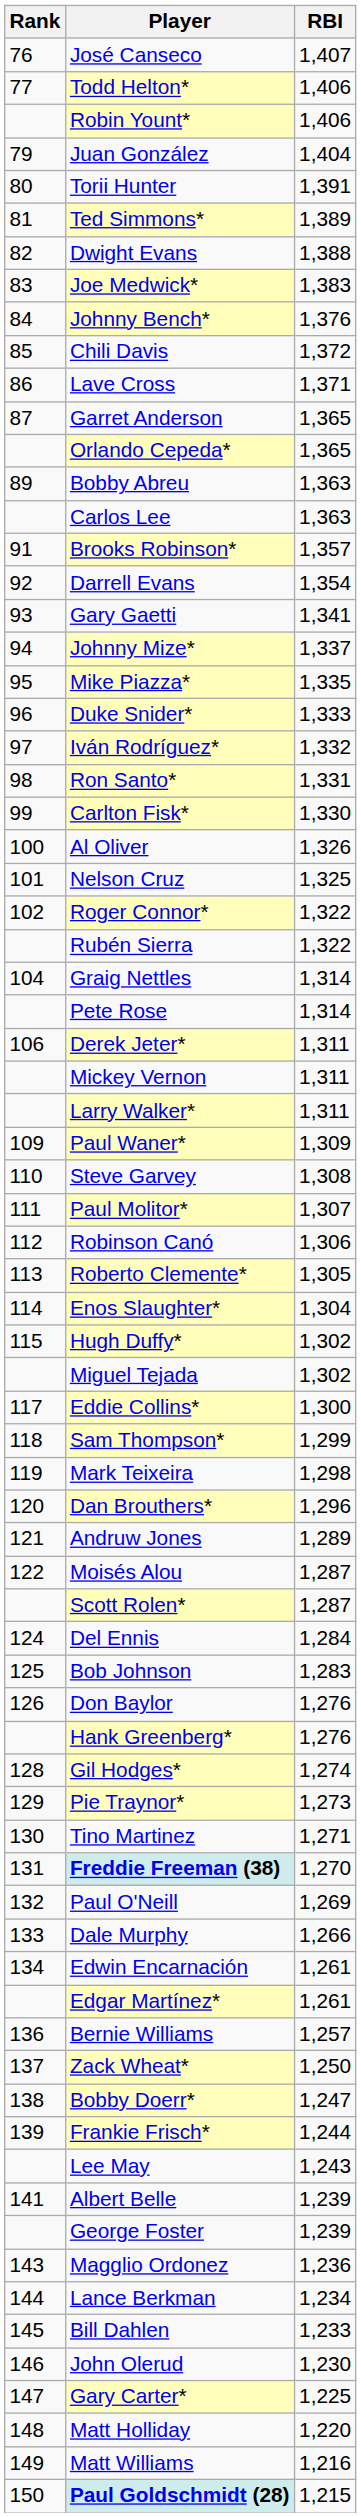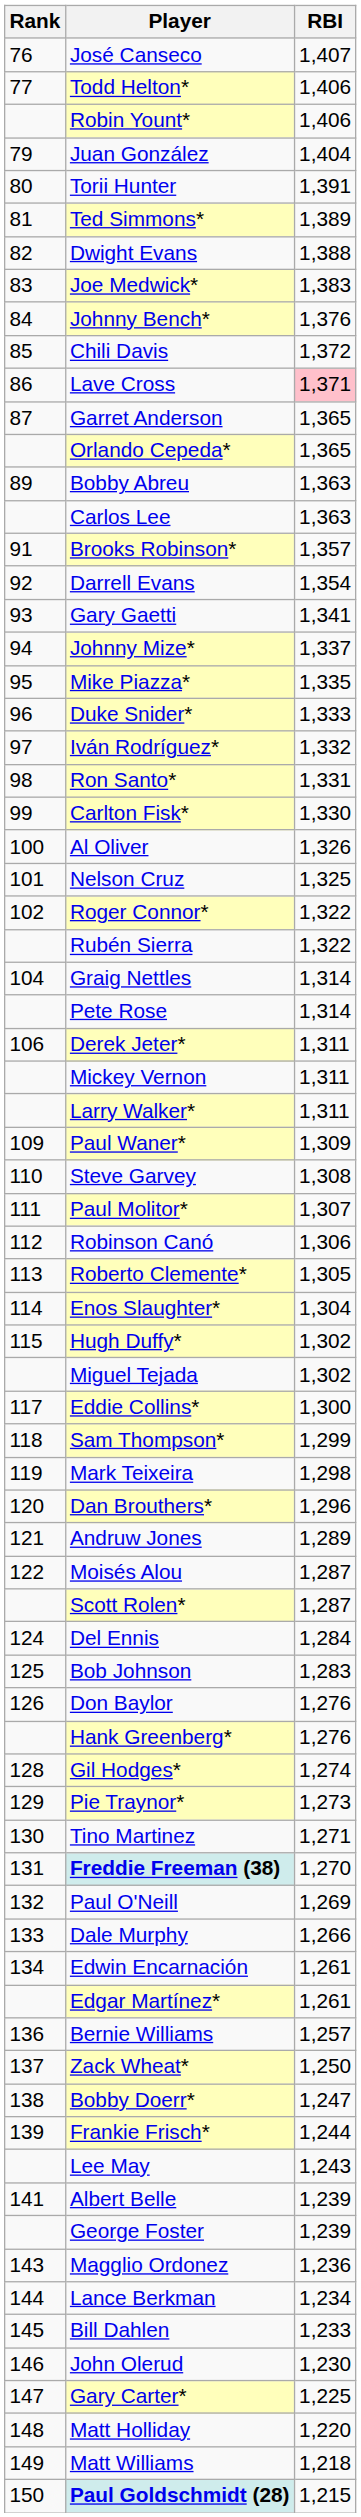(325, 384) no background -> (325, 384) pink background
(325, 2462) 1,216 -> (325, 2462) 1,218
